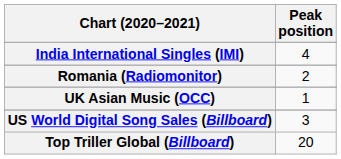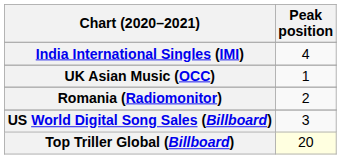rows swapped: (140, 76) <-> (140, 98)
(306, 143) no background -> (306, 143) lightyellow background
